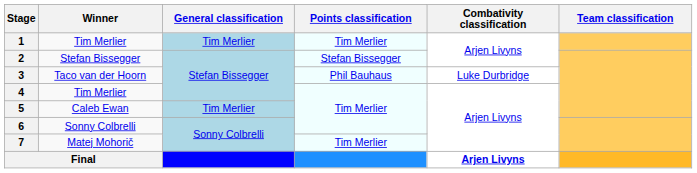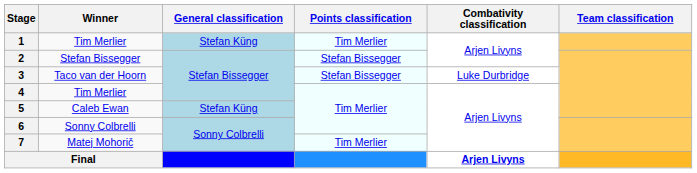(229, 42) Tim Merlier -> (229, 42) Stefan Küng
(361, 76) Phil Bauhaus -> (361, 76) Stefan Bissegger
(229, 109) Tim Merlier -> (229, 109) Stefan Küng
